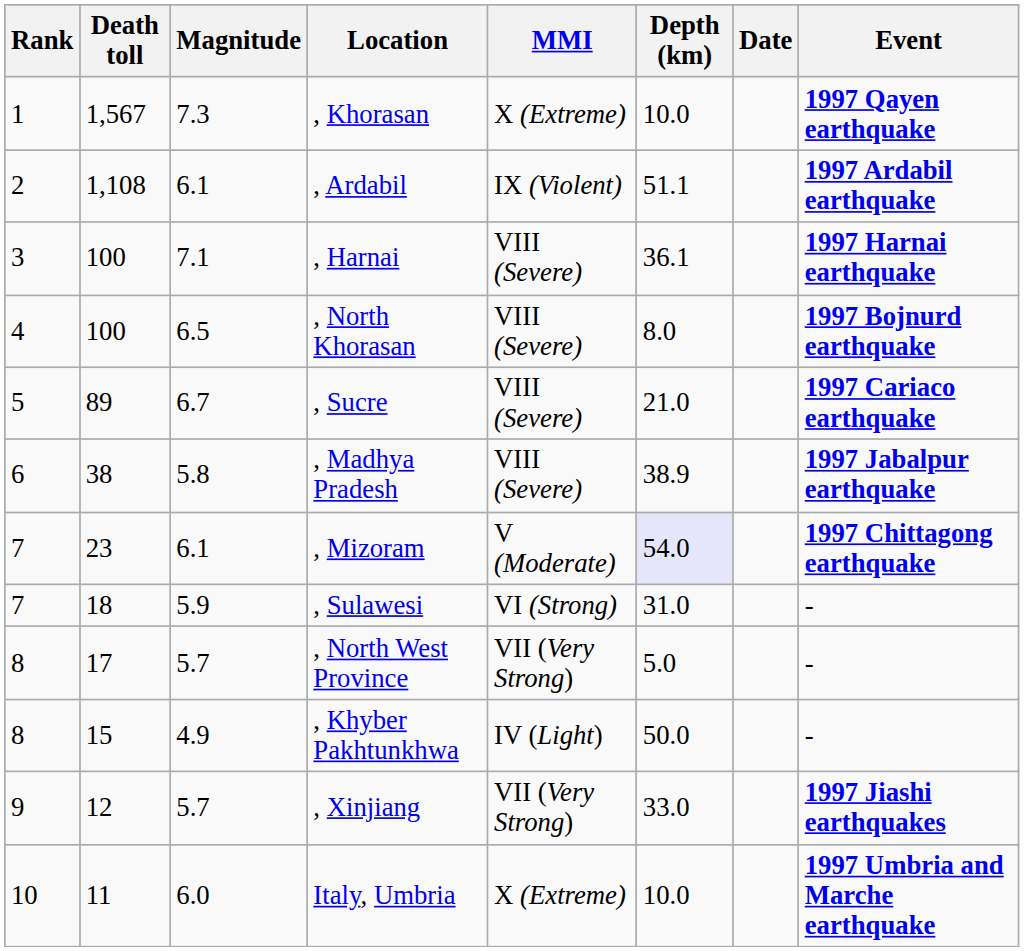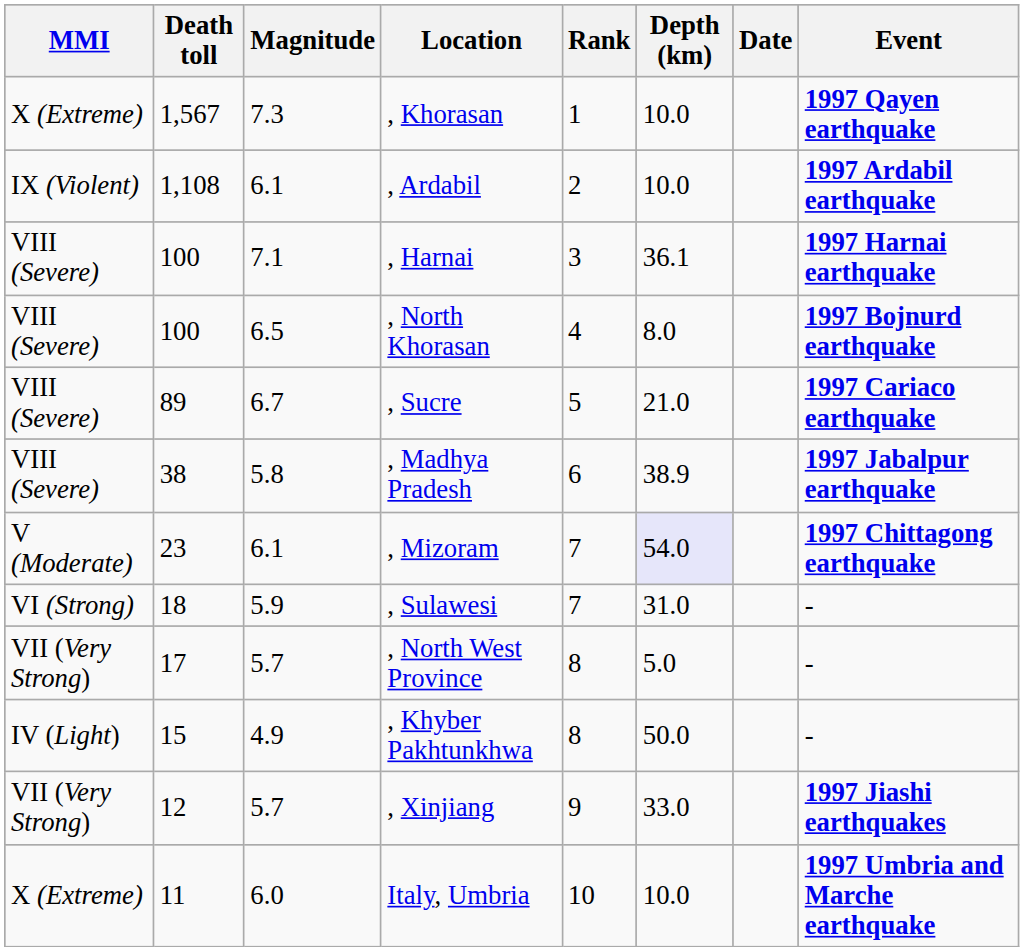columns swapped: (42, 40) <-> (562, 40)
(666, 185) 51.1 -> (666, 185) 10.0
